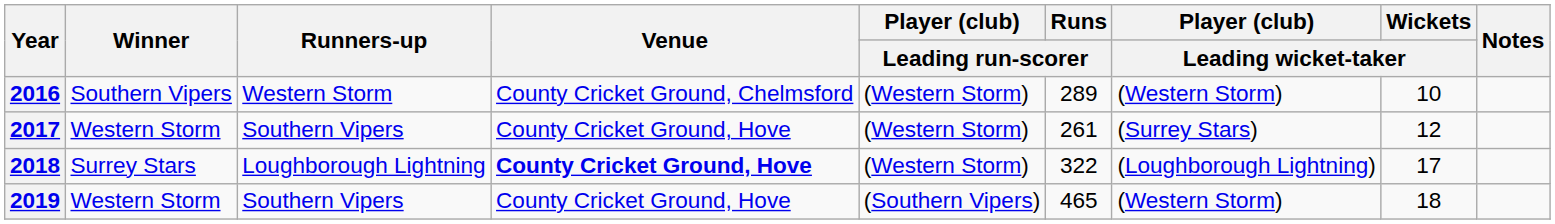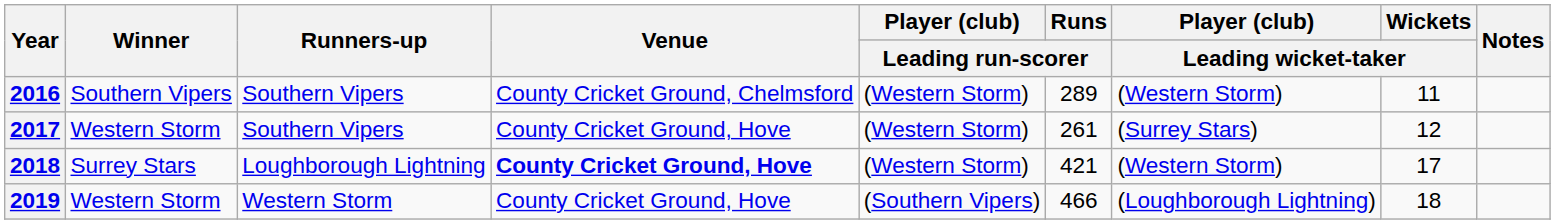(317, 93) Western Storm -> (323, 93) Southern Vipers
(1429, 93) 10 -> (1429, 93) 11
(1079, 165) 322 -> (1079, 165) 421
(1247, 165) (Loughborough Lightning) -> (1200, 165) (Western Storm)
(323, 201) Southern Vipers -> (317, 201) Western Storm
(1079, 201) 465 -> (1079, 201) 466
(1200, 201) (Western Storm) -> (1247, 201) (Loughborough Lightning)
